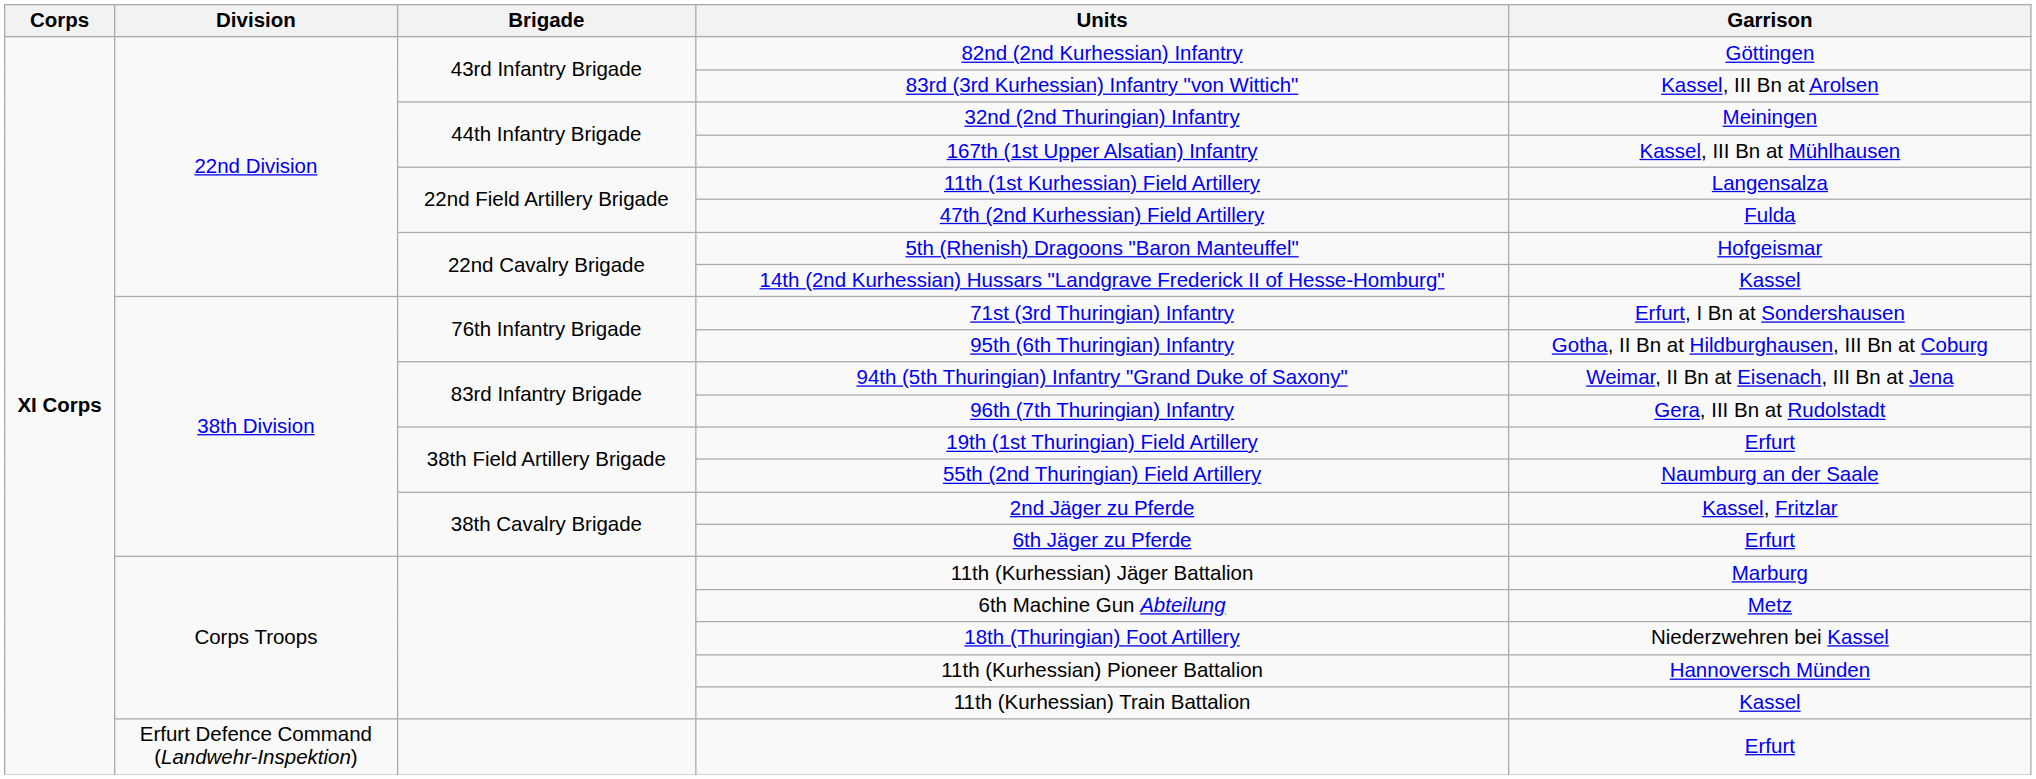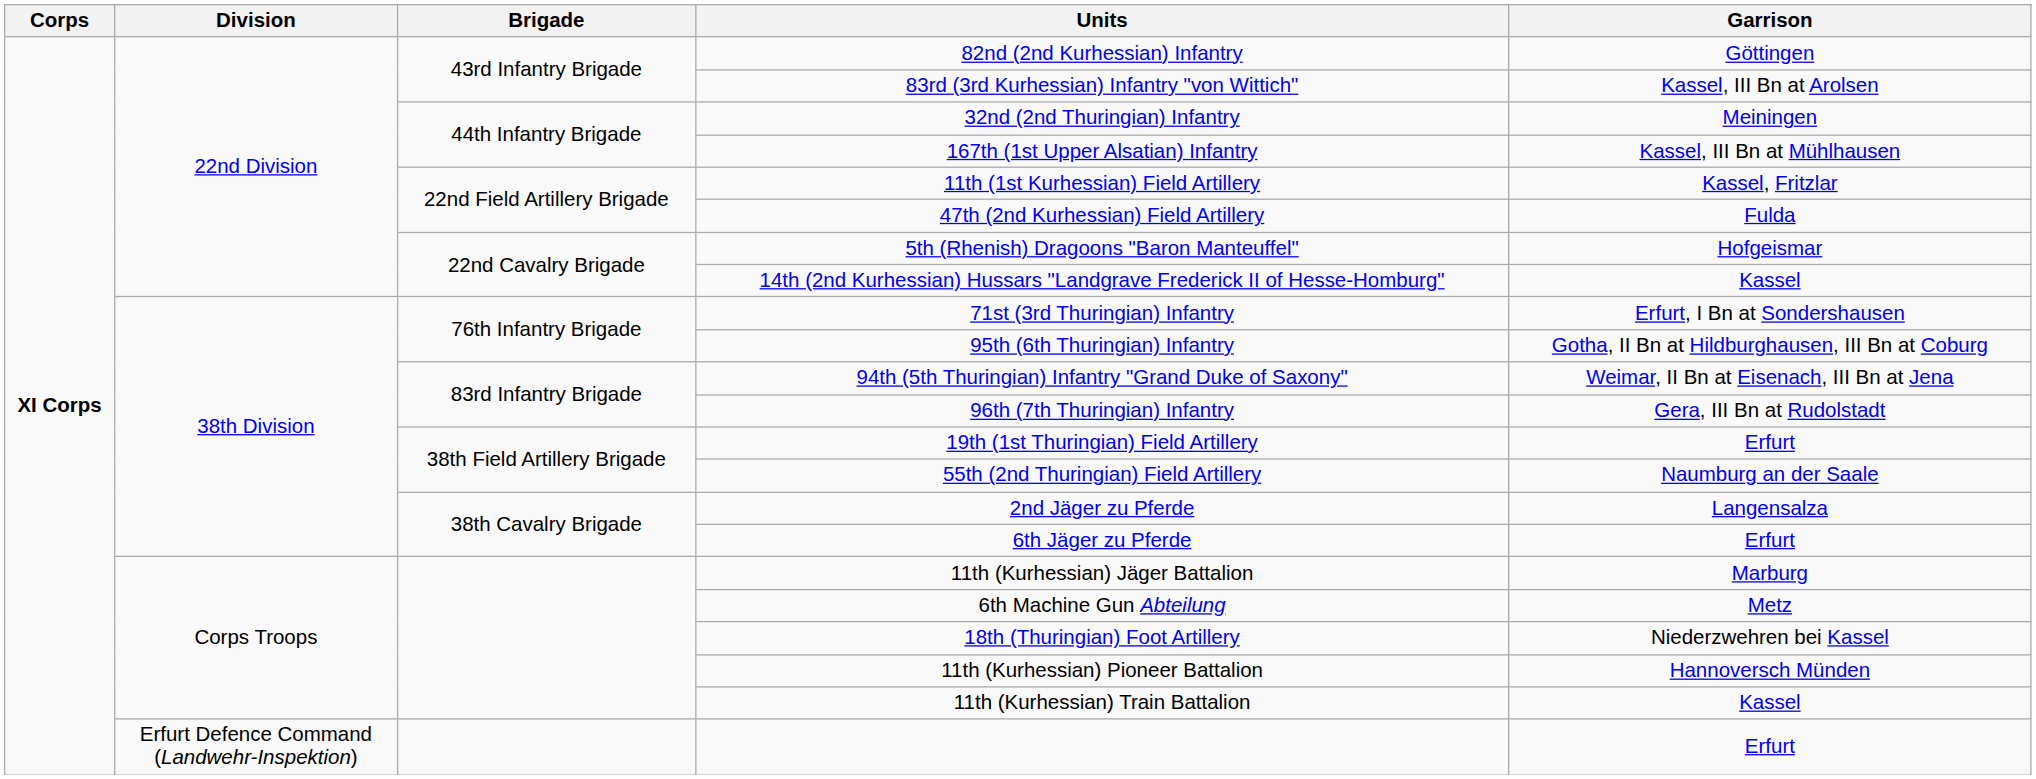(1770, 183) Langensalza -> (1770, 183) Kassel, Fritzlar
(1770, 507) Kassel, Fritzlar -> (1770, 507) Langensalza
